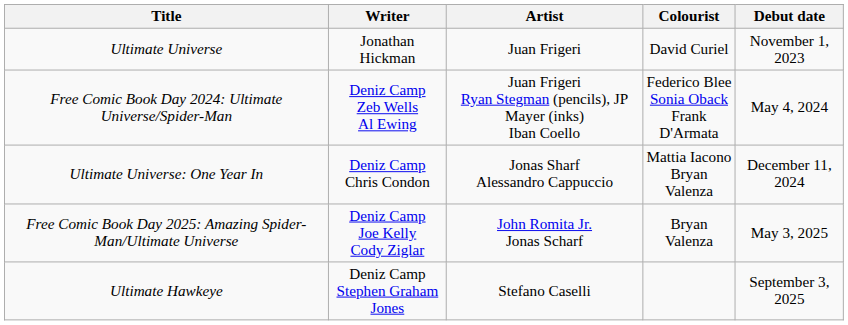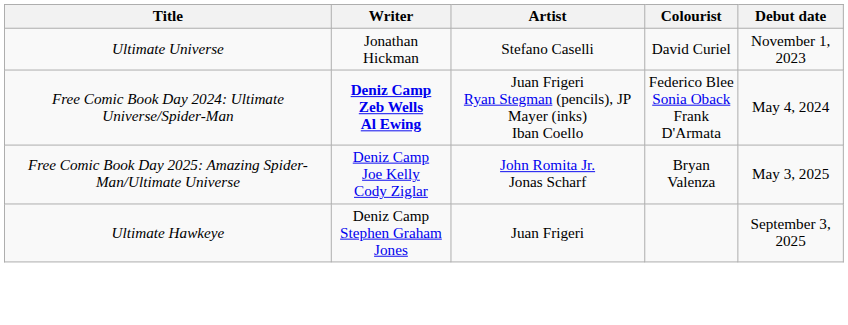(545, 49) Juan Frigeri -> (548, 49) Stefano Caselli
(387, 107) normal -> (391, 107) bold
- row: (166, 174)
(545, 290) Stefano Caselli -> (548, 232) Juan Frigeri
